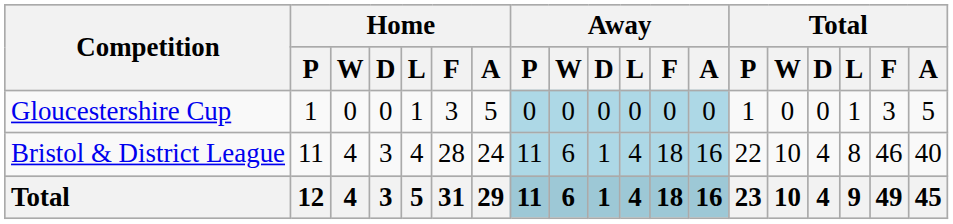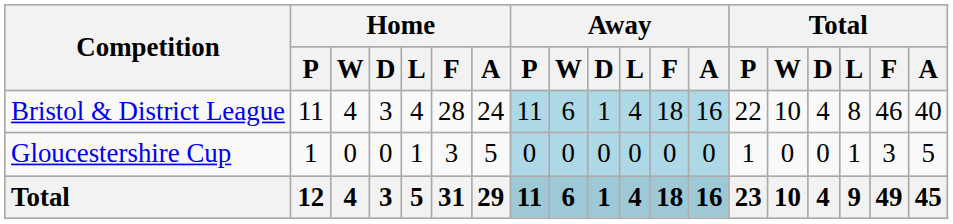rows swapped: (148, 153) <-> (121, 111)
